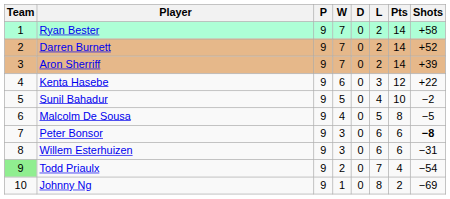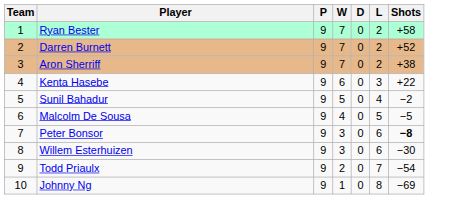- column: (399, 13)
(428, 64) +39 -> (406, 64) +38
(428, 151) −31 -> (406, 151) −30
(21, 168) lightgreen background -> (21, 168) no background
